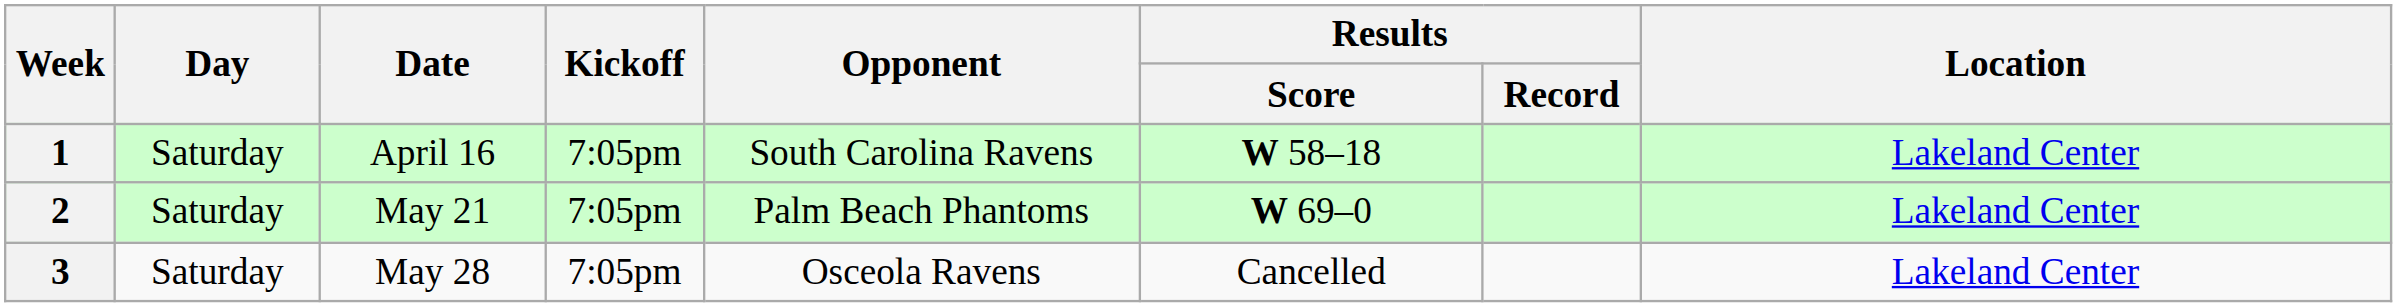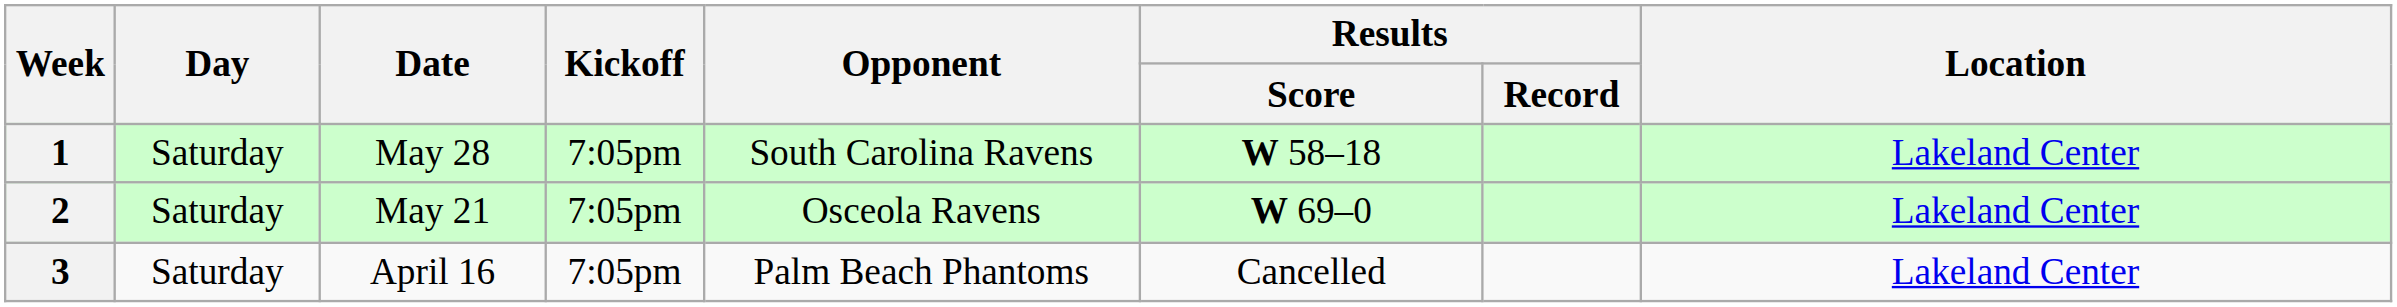(433, 152) April 16 -> (433, 152) May 28
(921, 211) Palm Beach Phantoms -> (921, 211) Osceola Ravens
(433, 270) May 28 -> (433, 270) April 16
(921, 270) Osceola Ravens -> (921, 270) Palm Beach Phantoms
